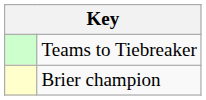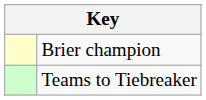rows swapped: (101, 79) <-> (119, 49)
